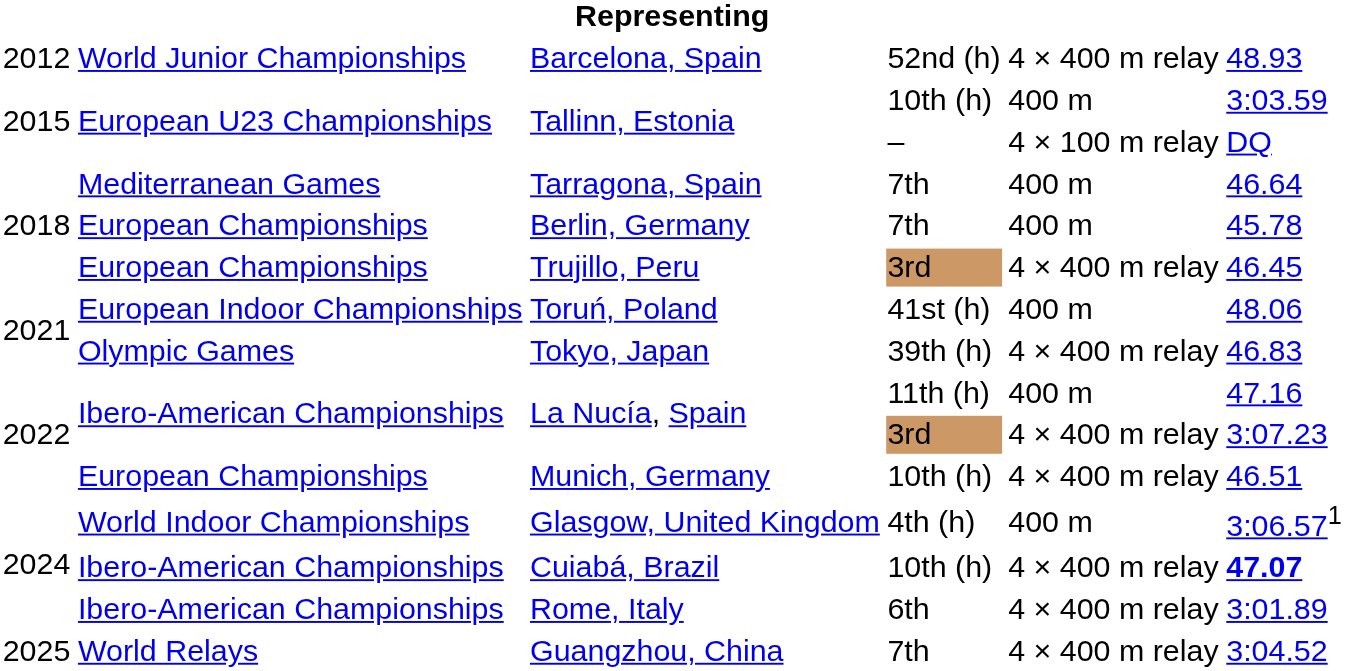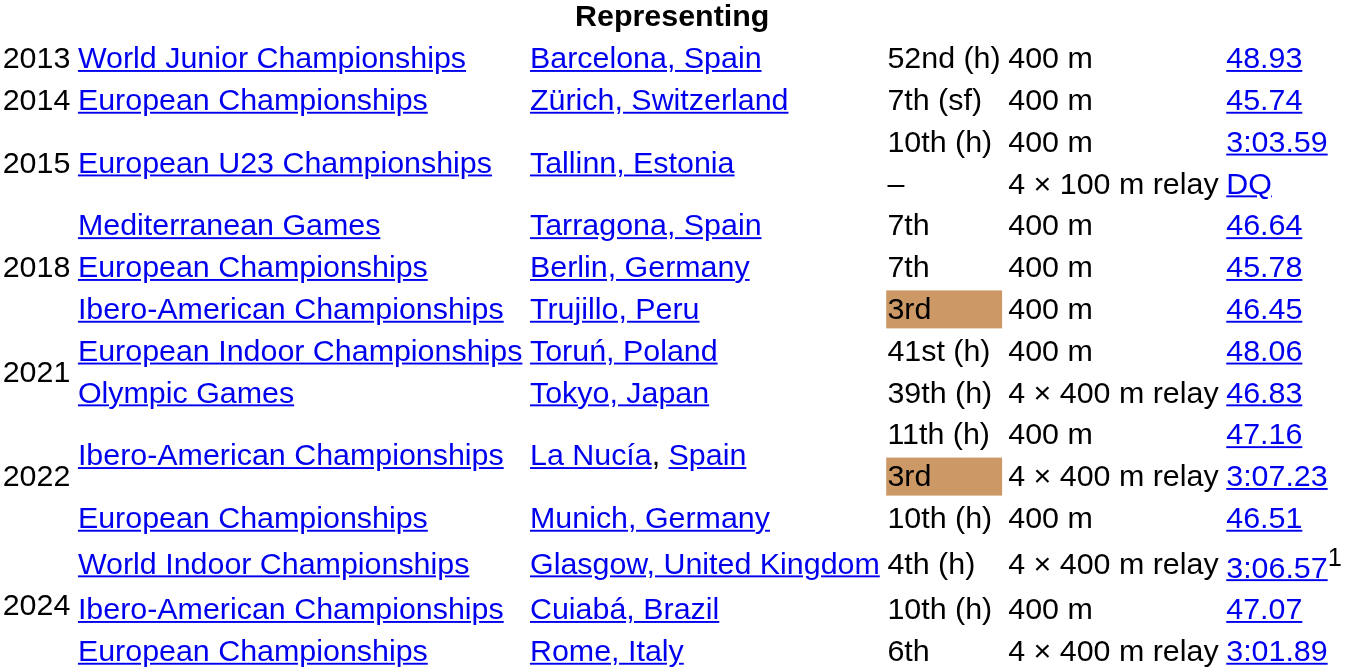(37, 58) 2012 -> (37, 58) 2013
(1113, 58) 4 × 400 m relay -> (1050, 58) 400 m
+ row: (659, 99)
(253, 267) European Championships -> (291, 308) Ibero-American Championships
(1113, 267) 4 × 400 m relay -> (1050, 308) 400 m
(1113, 476) 4 × 400 m relay -> (1050, 517) 400 m
(1050, 522) 400 m -> (1113, 563) 4 × 400 m relay
(1113, 567) 4 × 400 m relay -> (1050, 609) 400 m
(1264, 567) bold -> (1264, 609) normal
(291, 609) Ibero-American Championships -> (253, 651) European Championships
- row: (657, 651)
